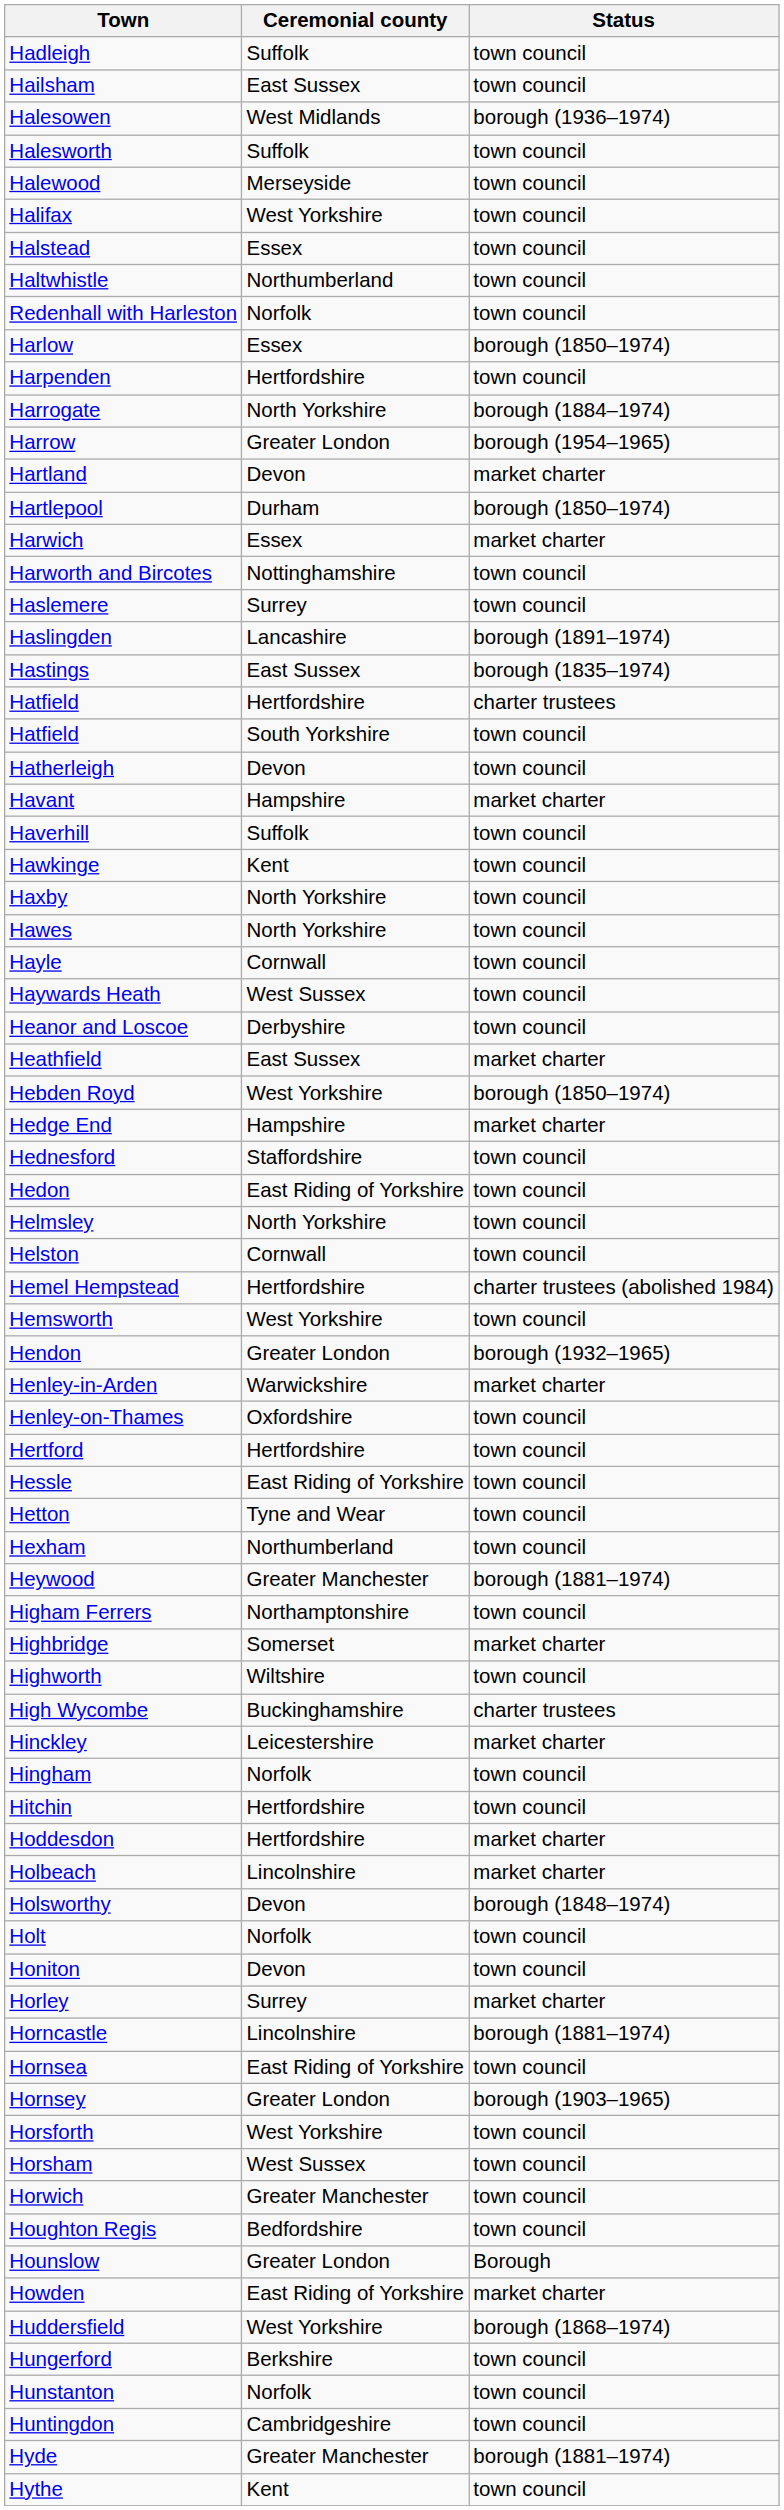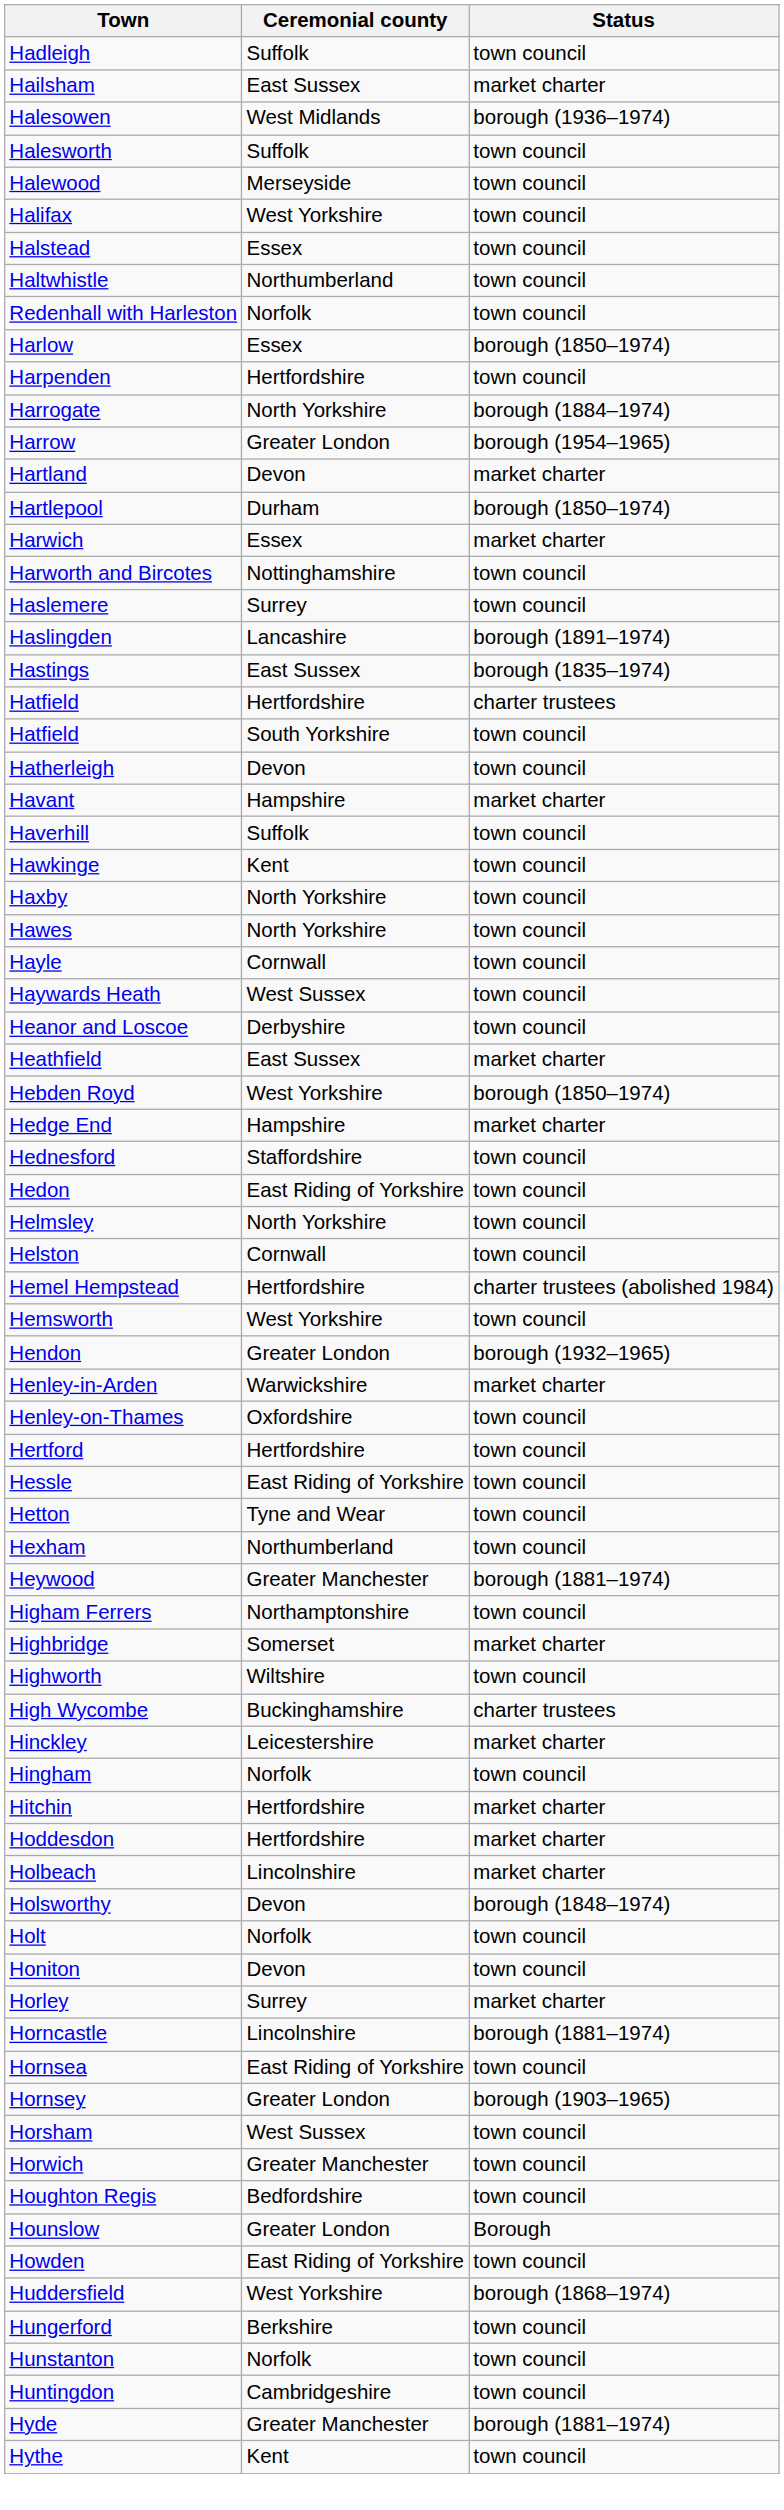(530, 85) town council -> (539, 85) market charter
(530, 1807) town council -> (539, 1807) market charter
- row: (51, 2131)
(539, 2294) market charter -> (530, 2261) town council
